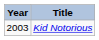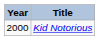(18, 28) 2003 -> (18, 28) 2000
